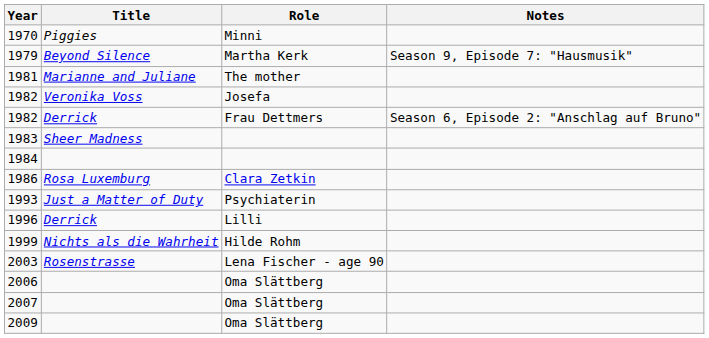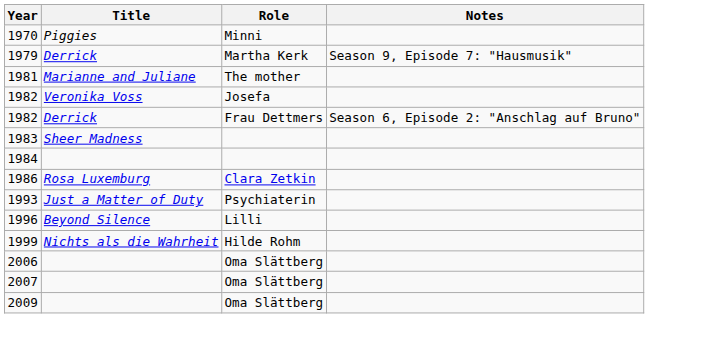(97, 56) Beyond Silence -> (70, 56) Derrick
(70, 220) Derrick -> (97, 220) Beyond Silence
- row: (23, 261)
